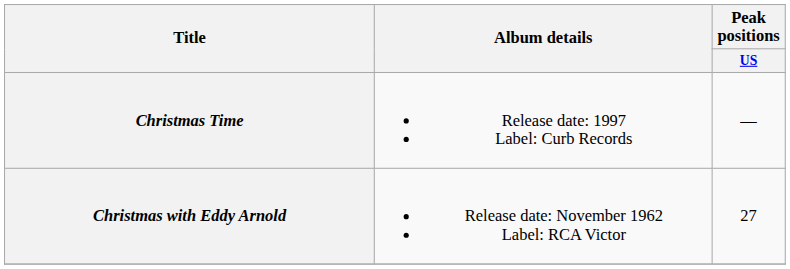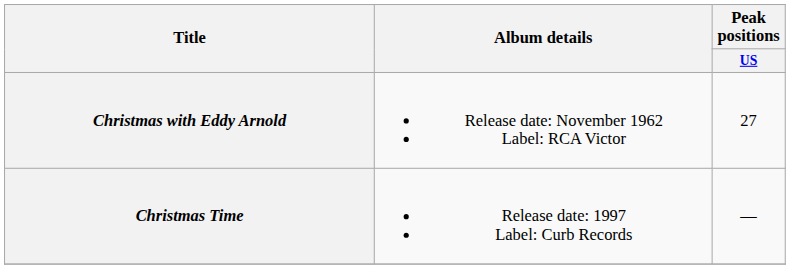rows swapped: (190, 216) <-> (190, 120)
